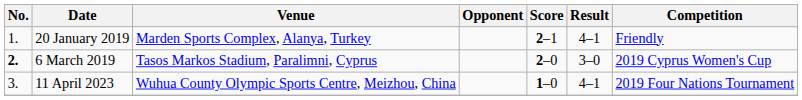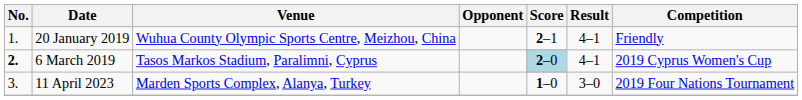(253, 38) Marden Sports Complex, Alanya, Turkey -> (296, 38) Wuhua County Olympic Sports Centre, Meizhou, China
(547, 60) no background -> (547, 60) lightblue background
(590, 60) 3–0 -> (590, 60) 4–1
(296, 83) Wuhua County Olympic Sports Centre, Meizhou, China -> (253, 83) Marden Sports Complex, Alanya, Turkey
(590, 83) 4–1 -> (590, 83) 3–0
